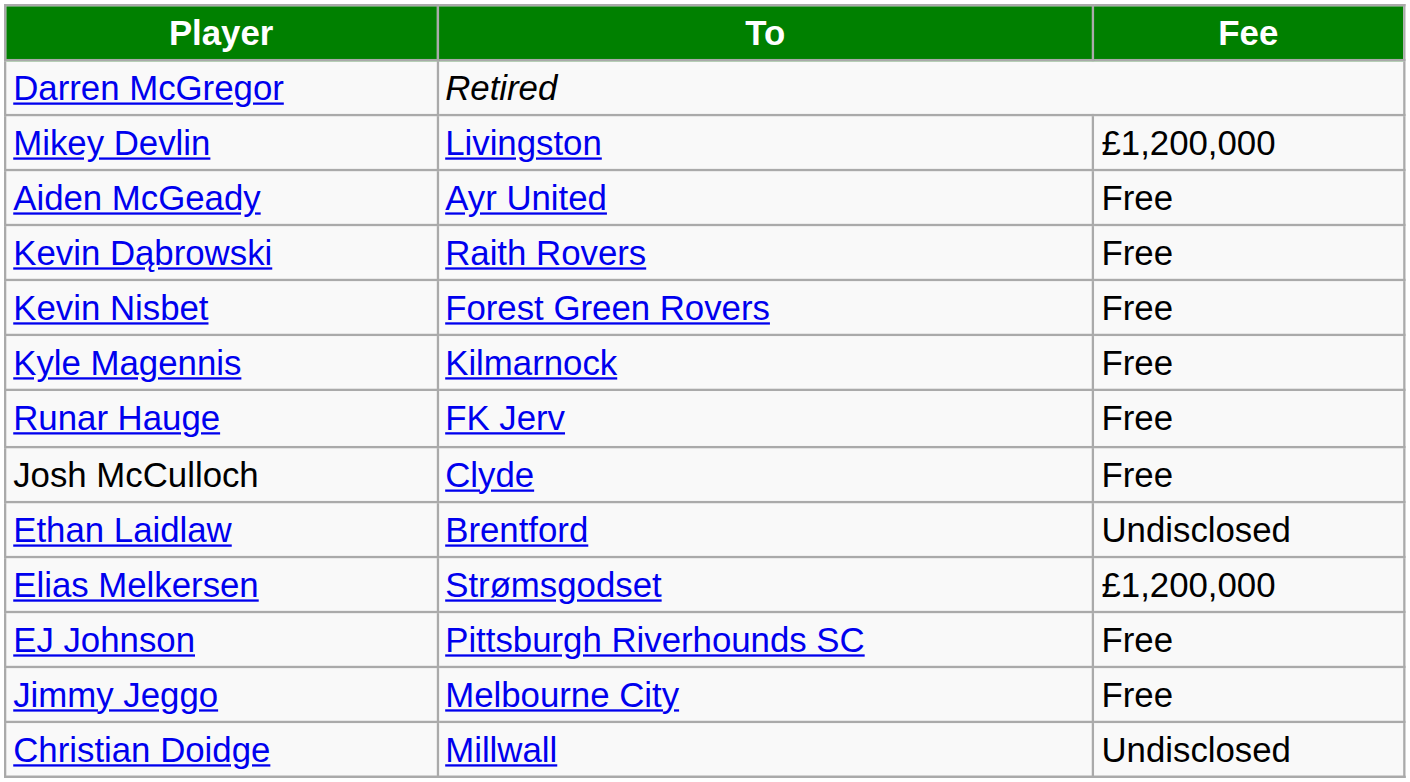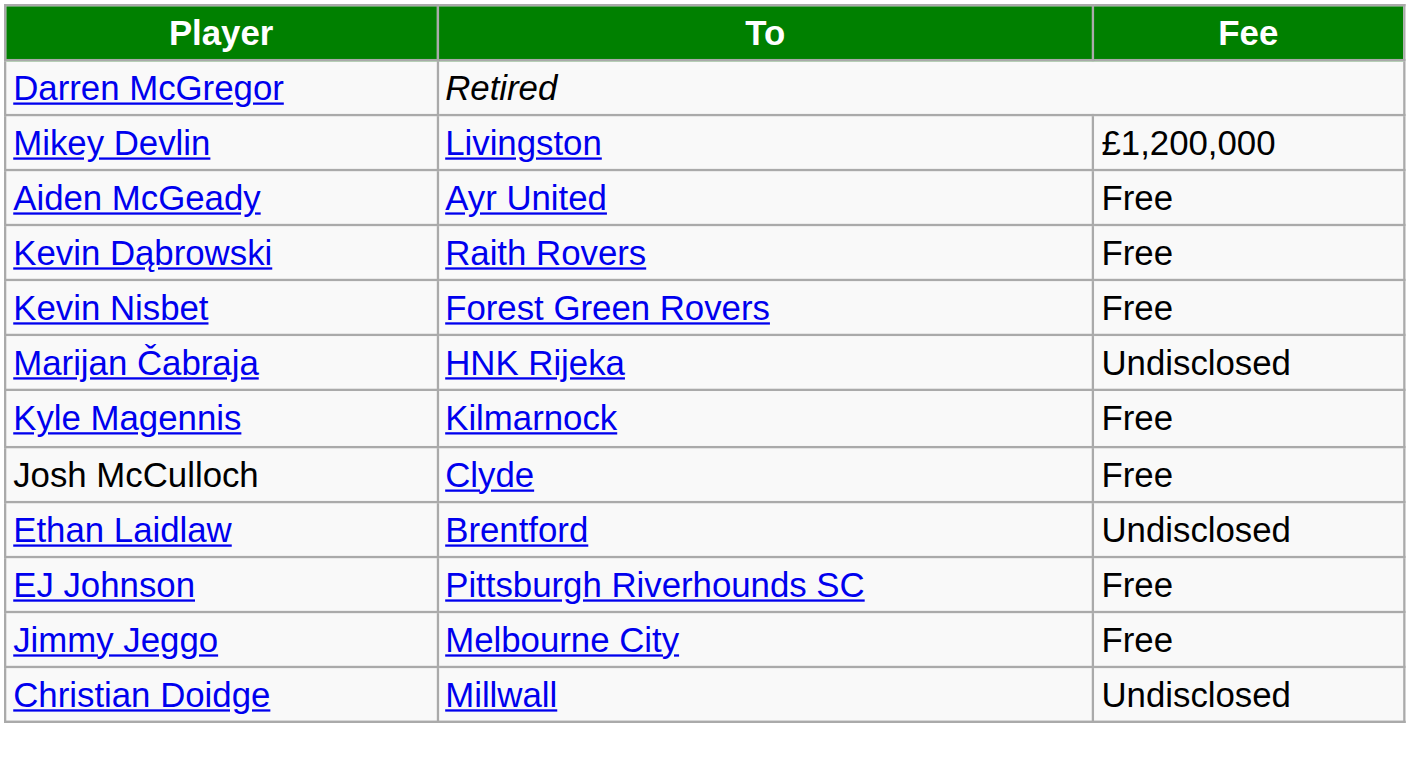+ row: (136, 364)
- row: (117, 419)
- row: (136, 584)
